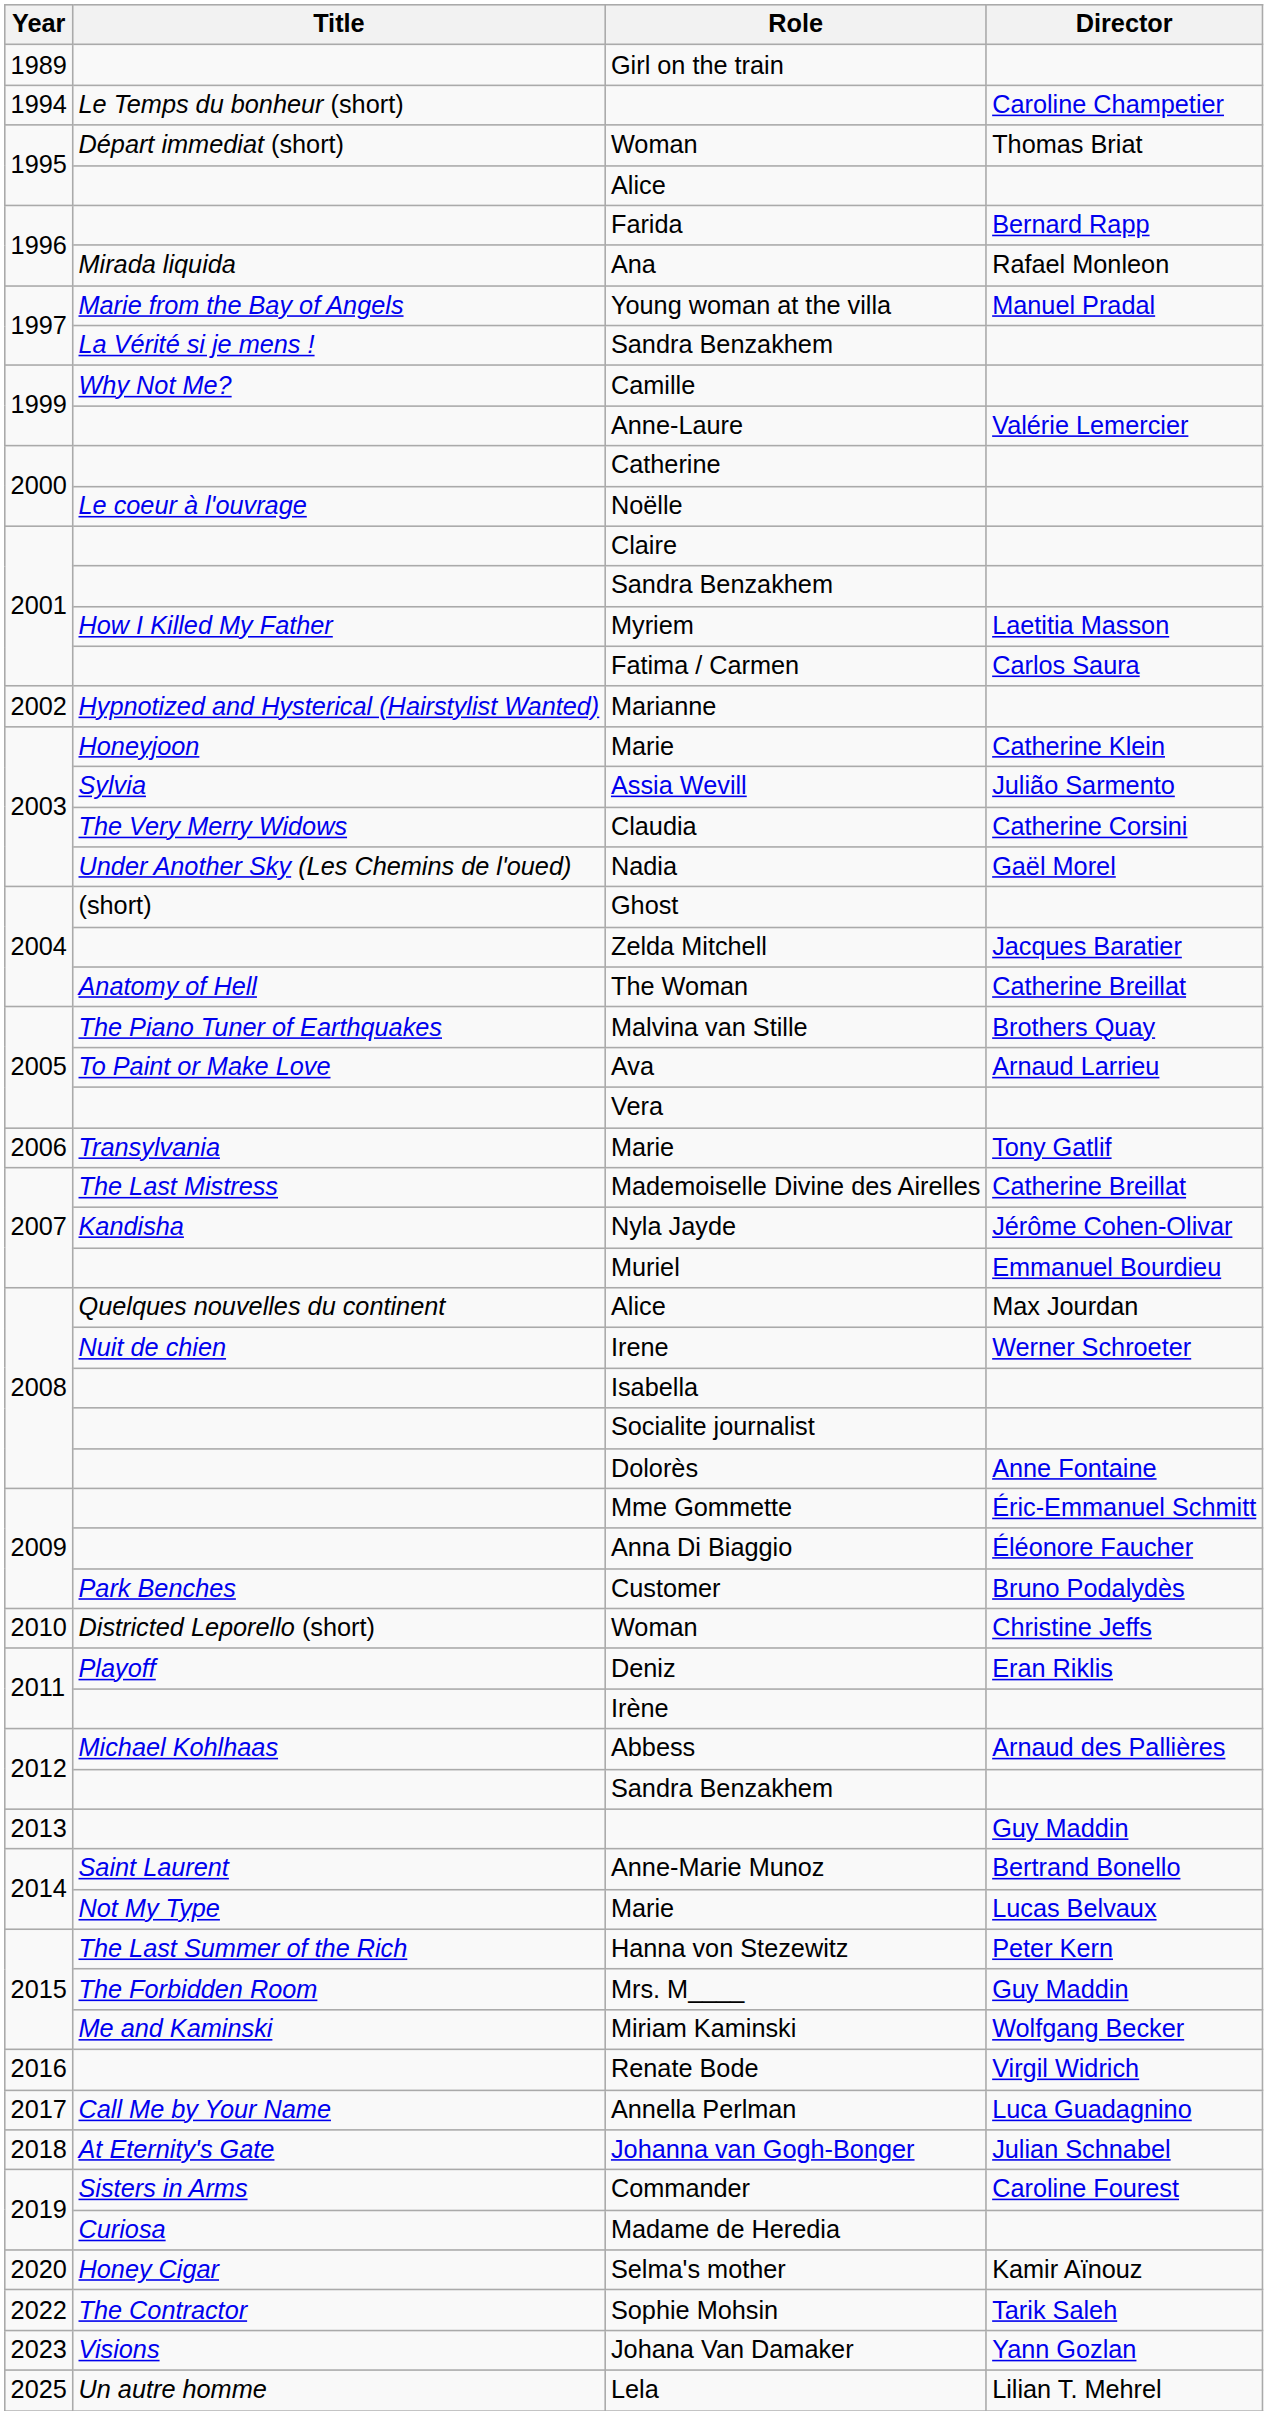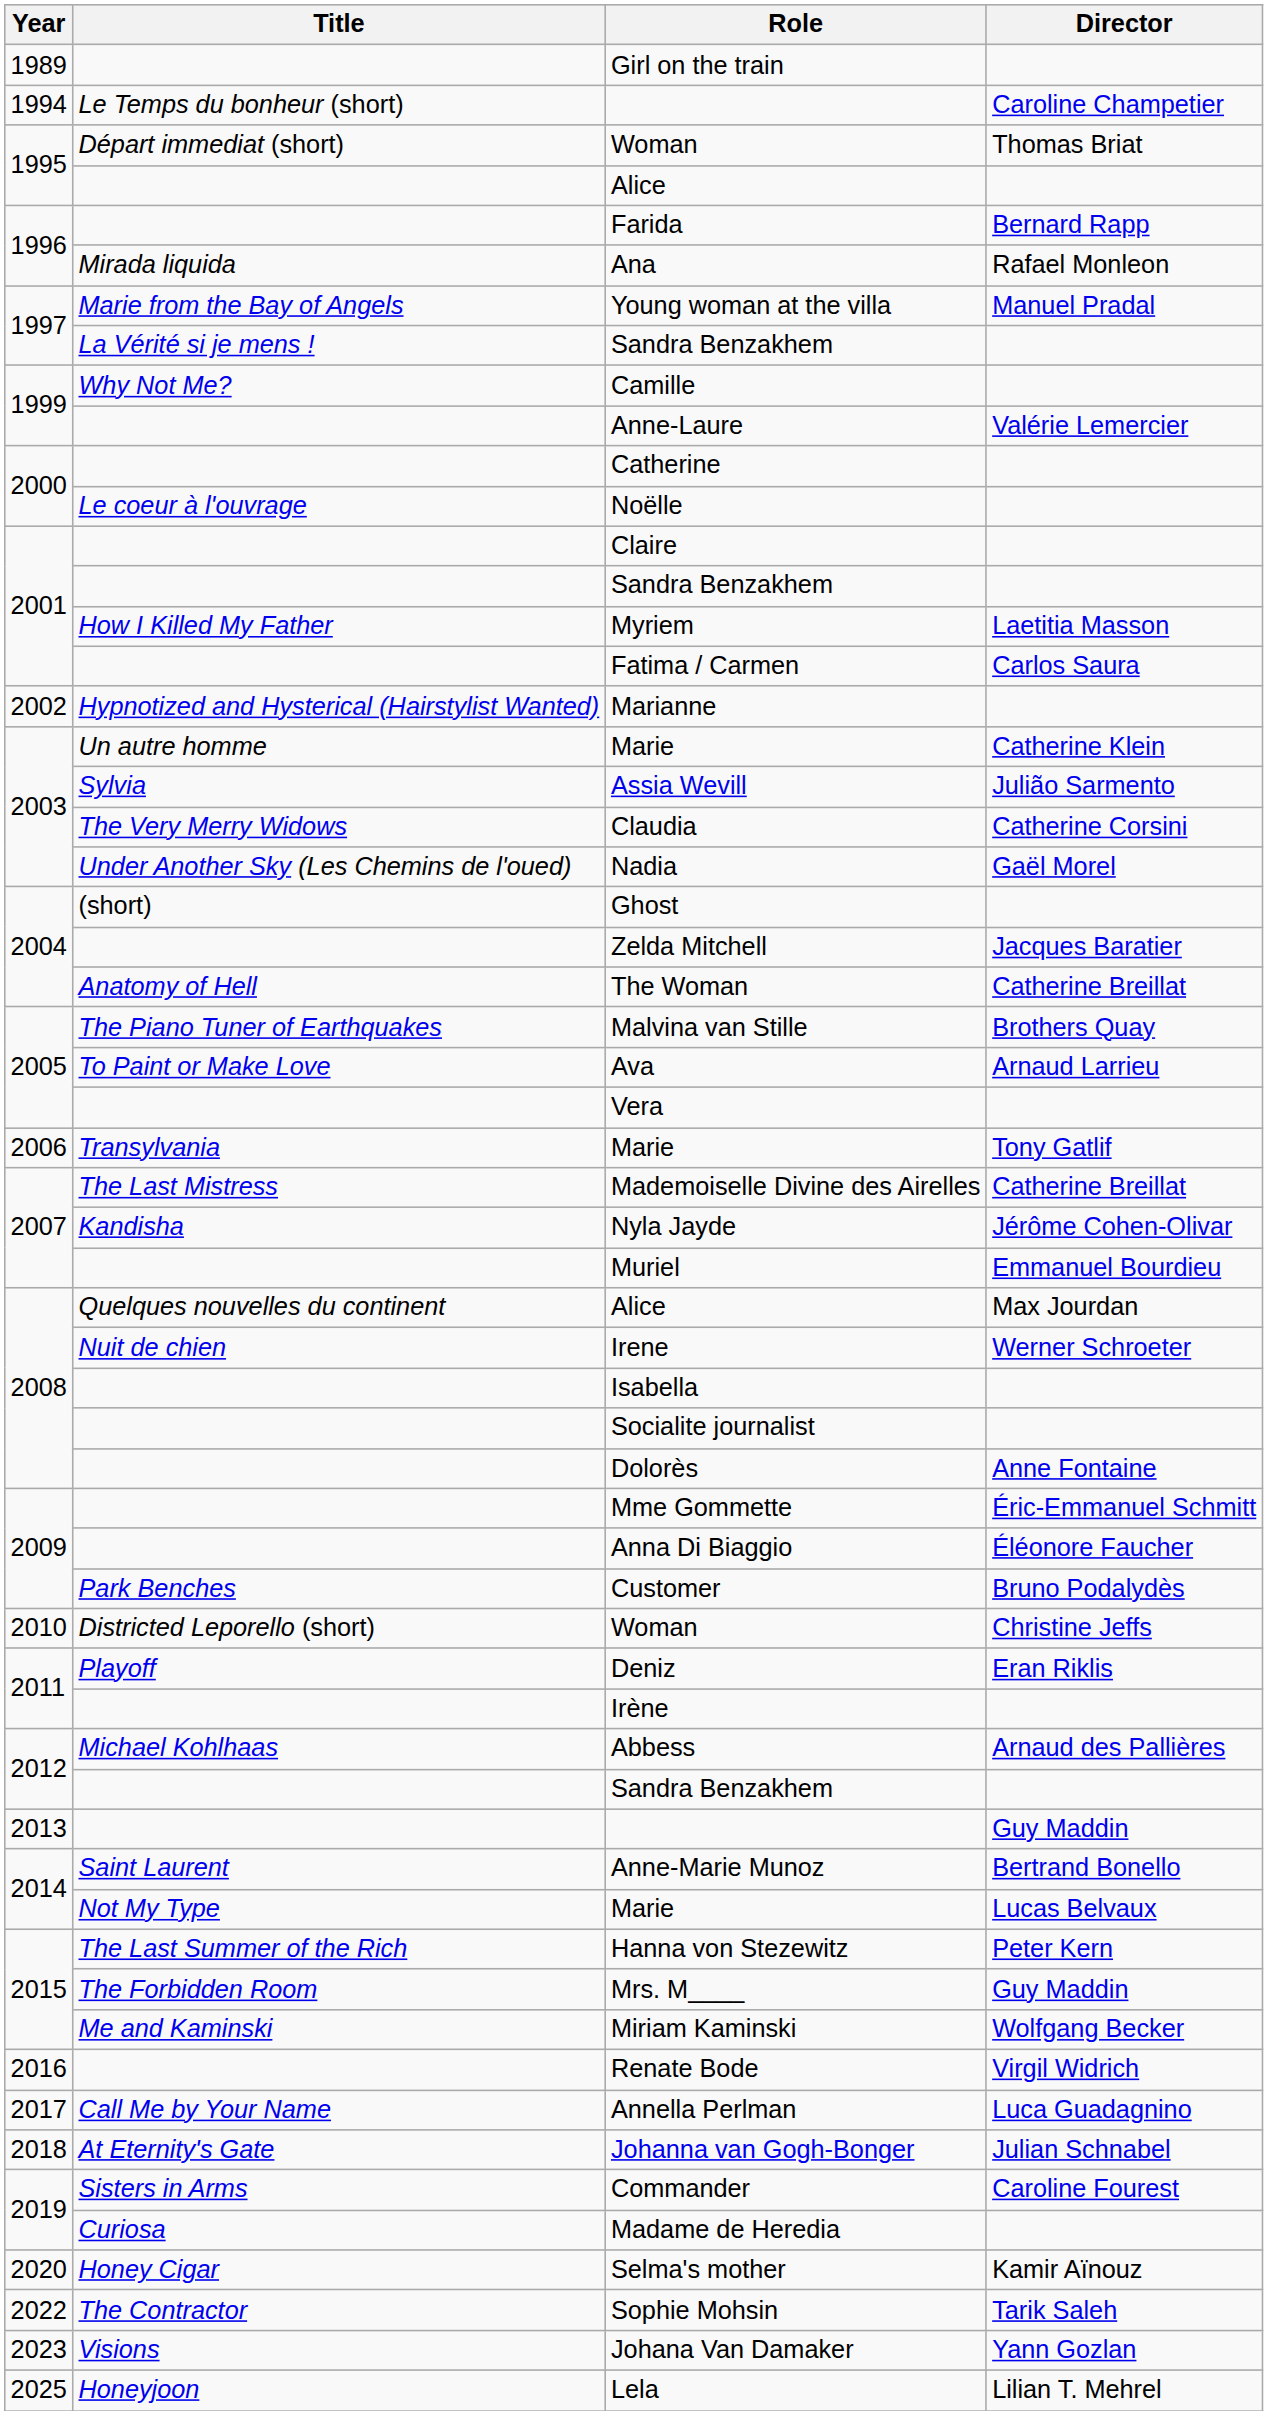(139, 746) Honeyjoon -> (173, 746) Un autre homme
(173, 2390) Un autre homme -> (139, 2390) Honeyjoon
